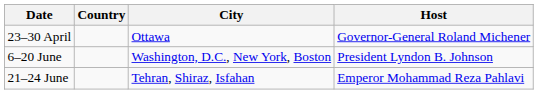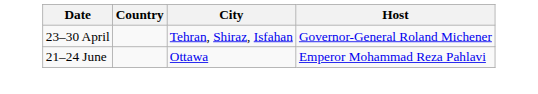(151, 36) Ottawa -> (231, 36) Tehran, Shiraz, Isfahan
- row: (35, 57)
(193, 78) Tehran, Shiraz, Isfahan -> (189, 57) Ottawa
